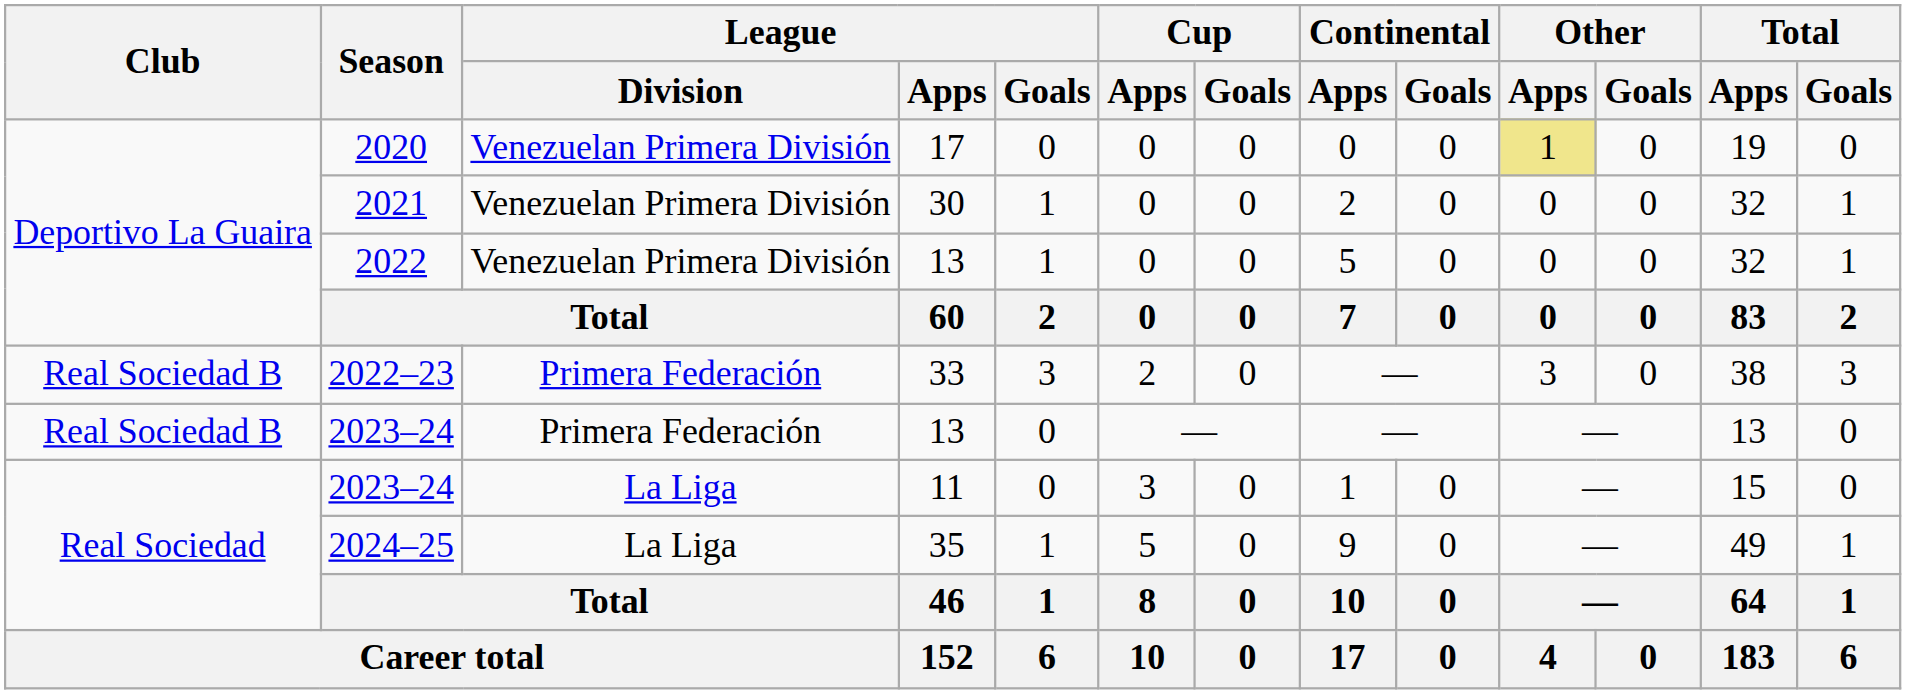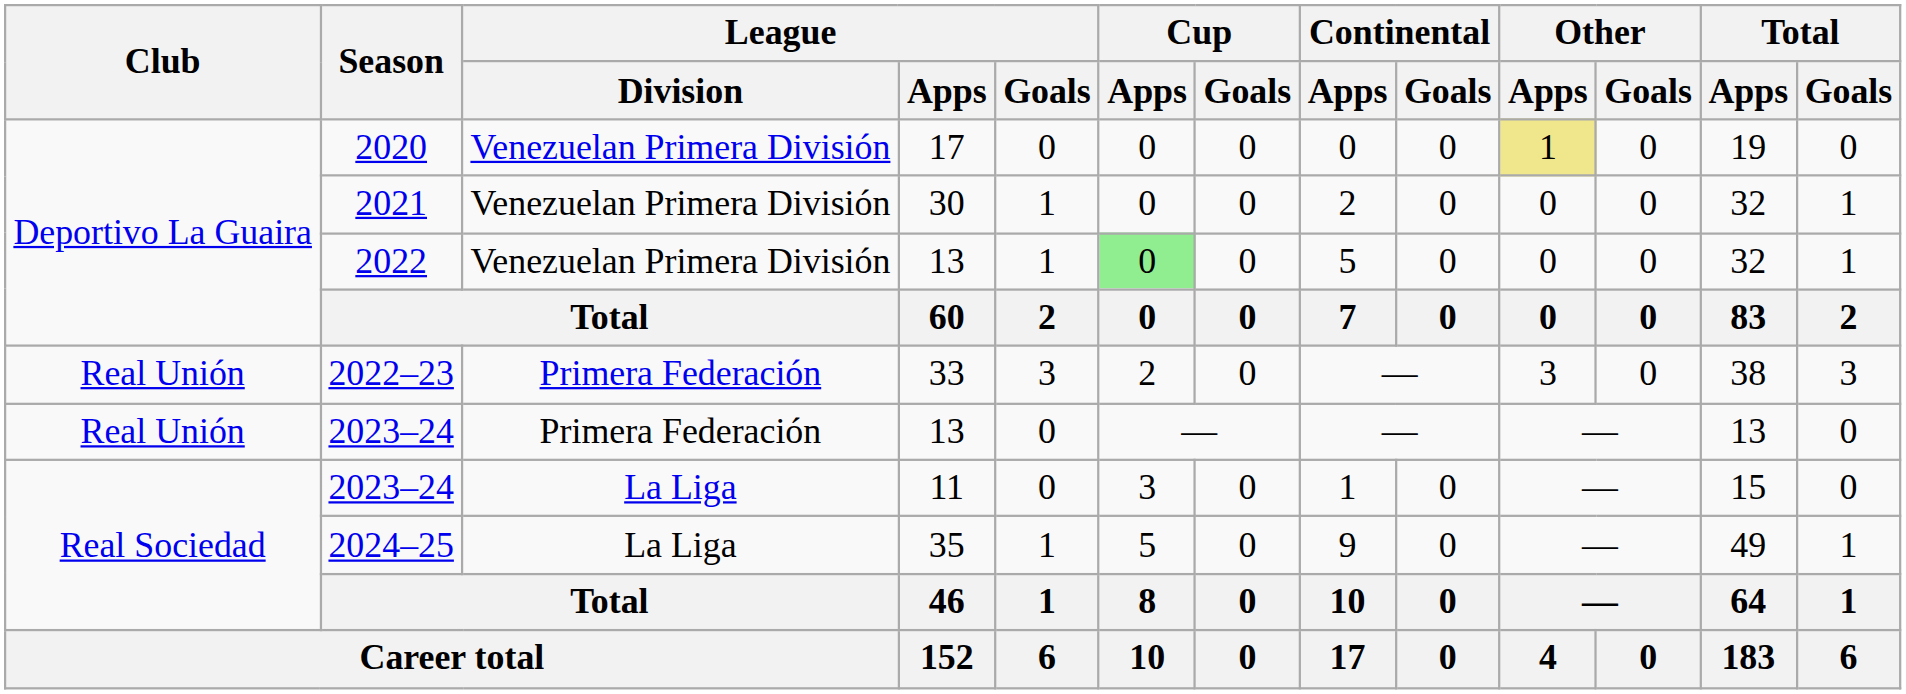(1147, 260) no background -> (1147, 260) lightgreen background
(163, 373) Real Sociedad B -> (163, 373) Real Unión
(163, 430) Real Sociedad B -> (163, 430) Real Unión
